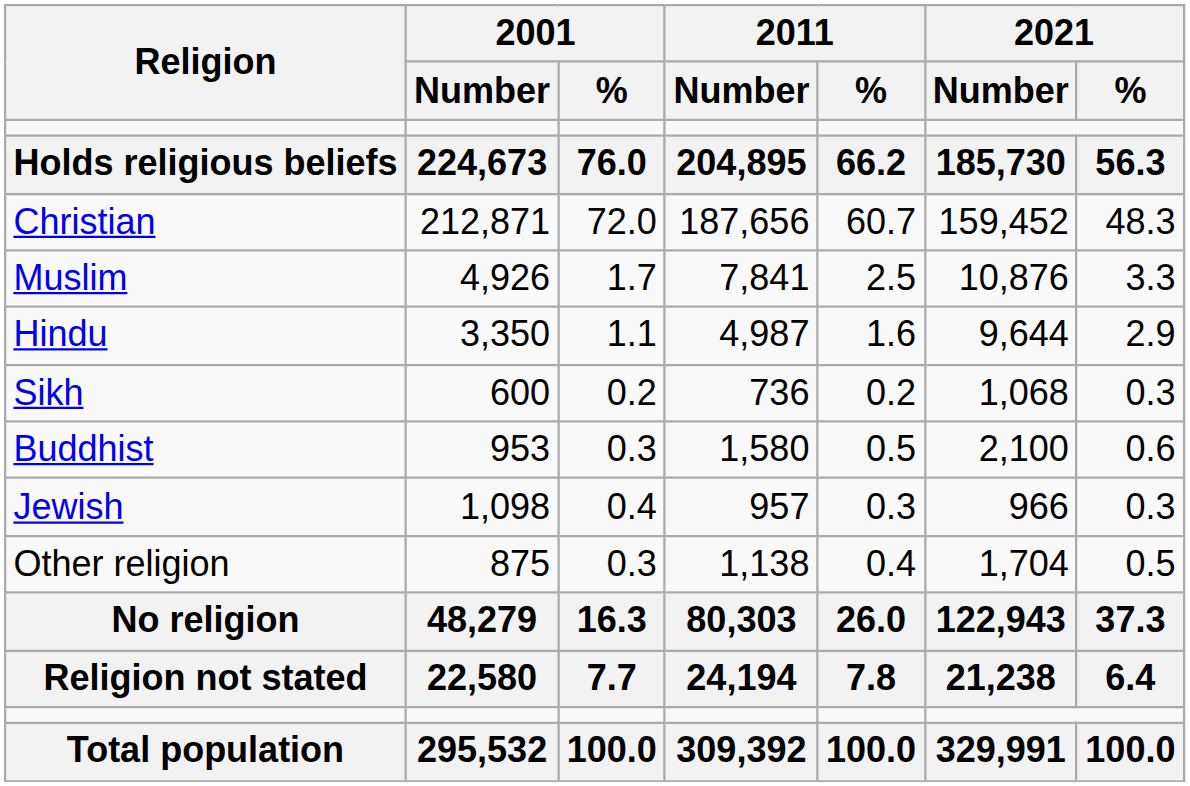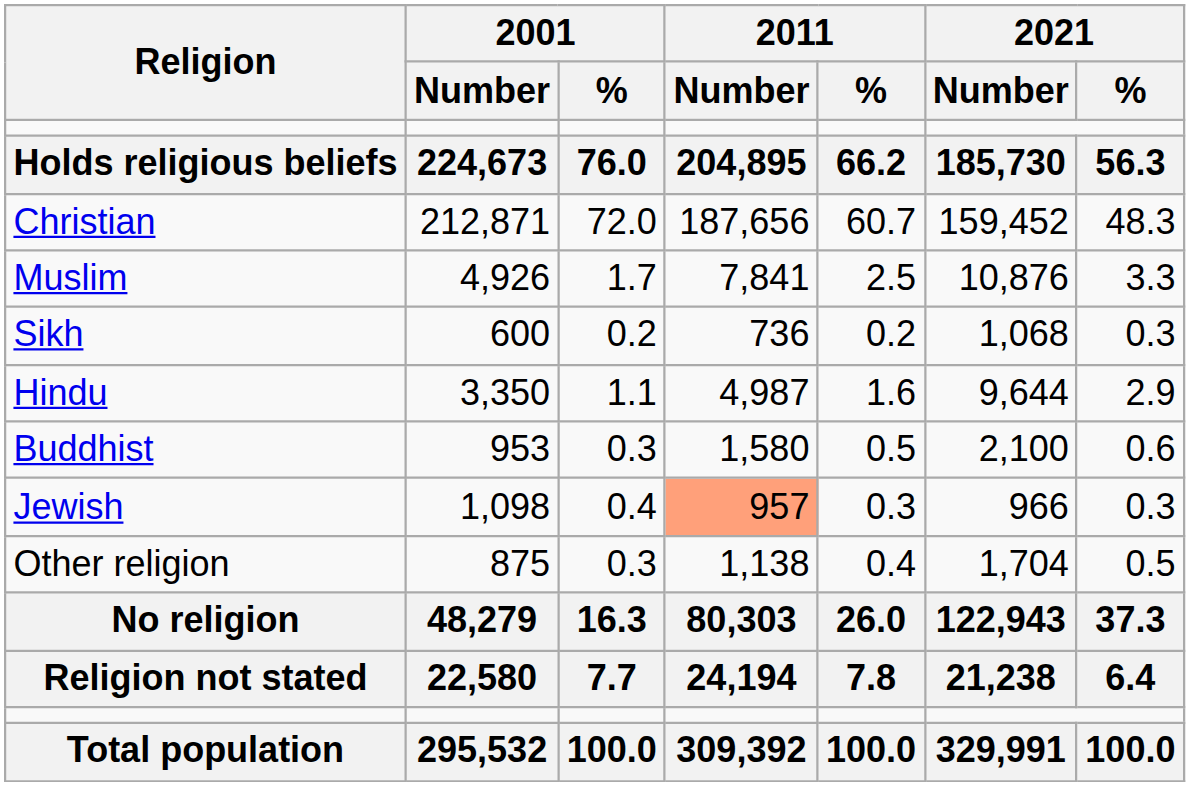rows swapped: (48, 392) <-> (60, 335)
(779, 506) no background -> (779, 506) lightsalmon background
